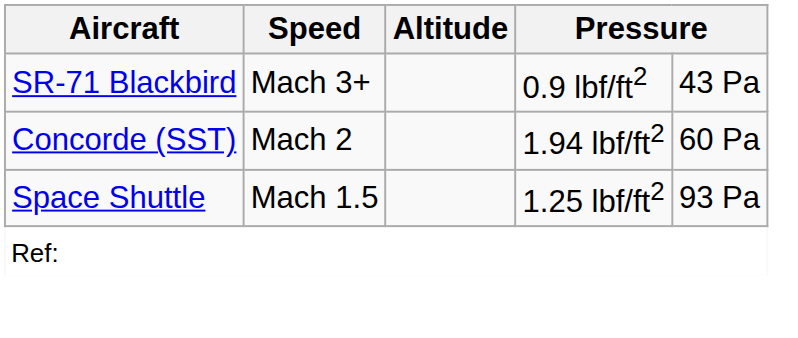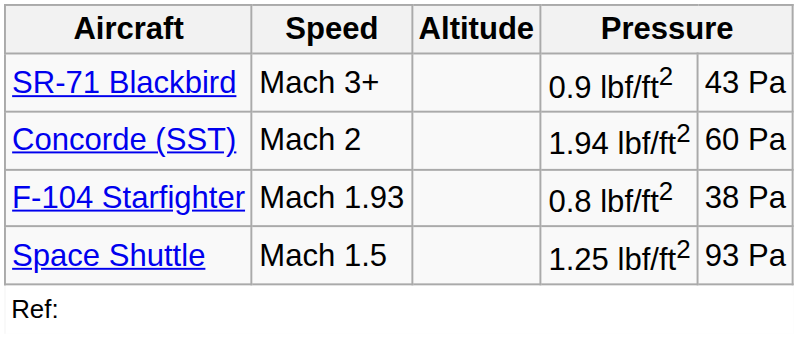+ row: (129, 197)
